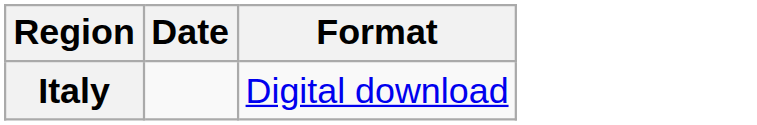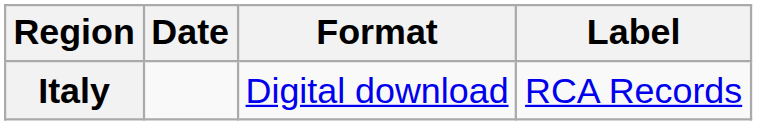+ column: (634, 32)
